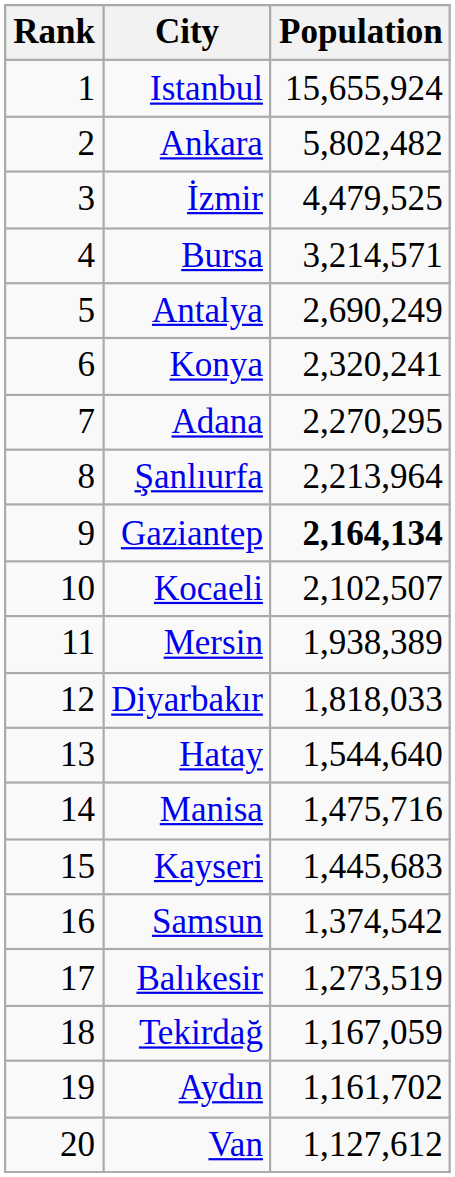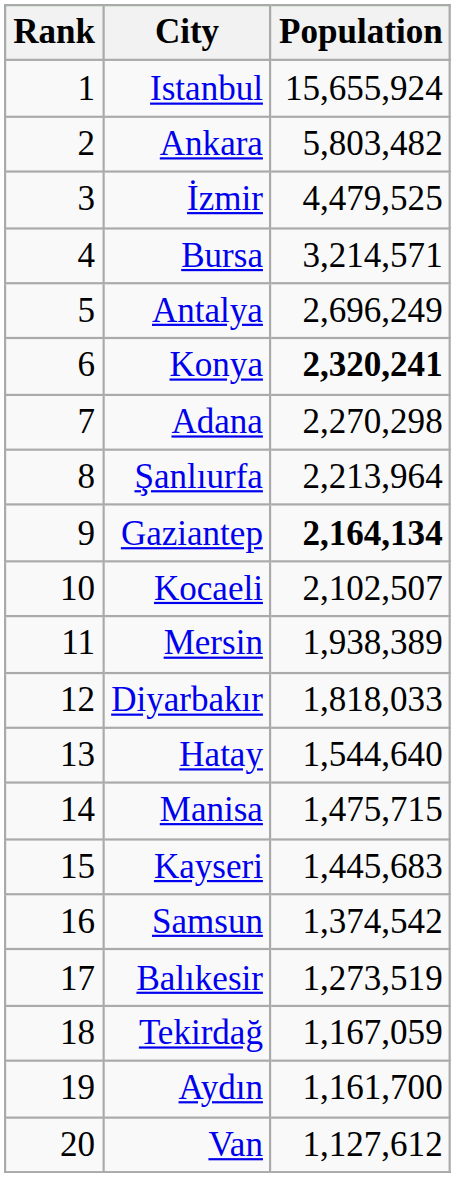(373, 143) 5,802,482 -> (373, 143) 5,803,482
(373, 310) 2,690,249 -> (373, 310) 2,696,249
(373, 365) normal -> (373, 365) bold
(373, 421) 2,270,295 -> (373, 421) 2,270,298
(373, 810) 1,475,716 -> (373, 810) 1,475,715
(373, 1088) 1,161,702 -> (373, 1088) 1,161,700
